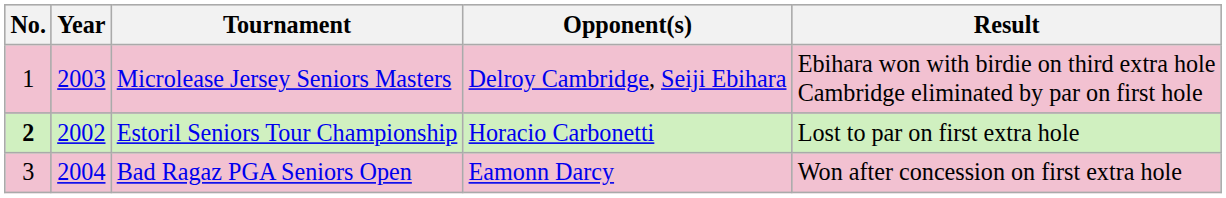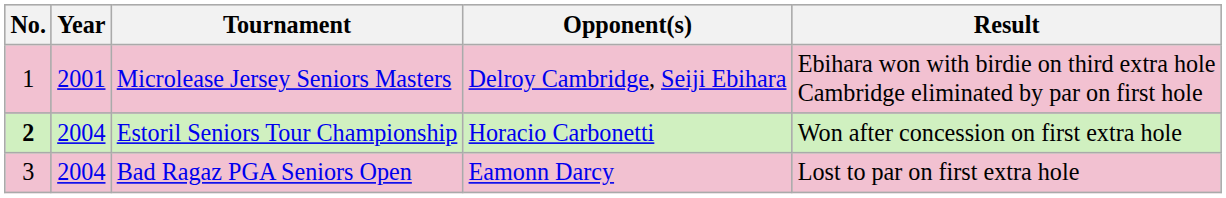(81, 78) 2003 -> (81, 78) 2001
(81, 132) 2002 -> (81, 132) 2004
(939, 132) Lost to par on first extra hole -> (990, 132) Won after concession on first extra hole
(990, 172) Won after concession on first extra hole -> (939, 172) Lost to par on first extra hole
